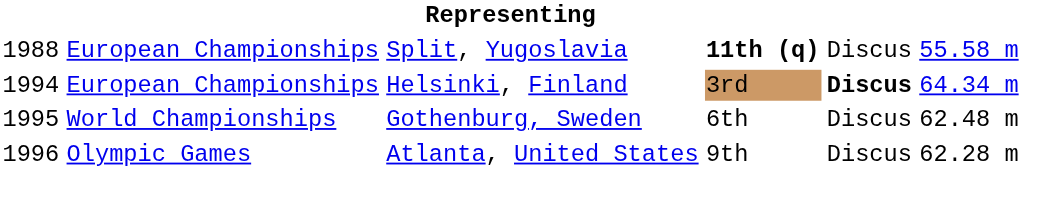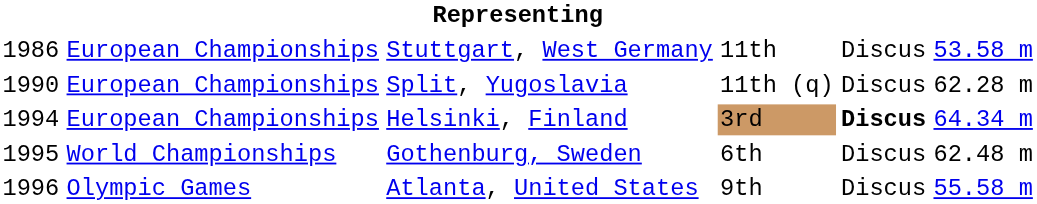+ row: (550, 51)
(31, 51) 1988 -> (31, 85) 1990
(763, 51) bold -> (777, 85) normal
(969, 51) 55.58 m -> (983, 85) 62.28 m
(969, 154) 62.28 m -> (983, 189) 55.58 m
